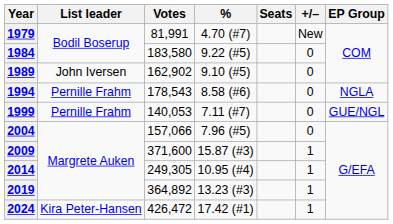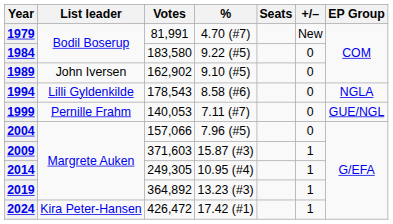(91, 92) Pernille Frahm -> (91, 92) Lilli Gyldenkilde
(170, 151) 371,600 -> (170, 151) 371,603
